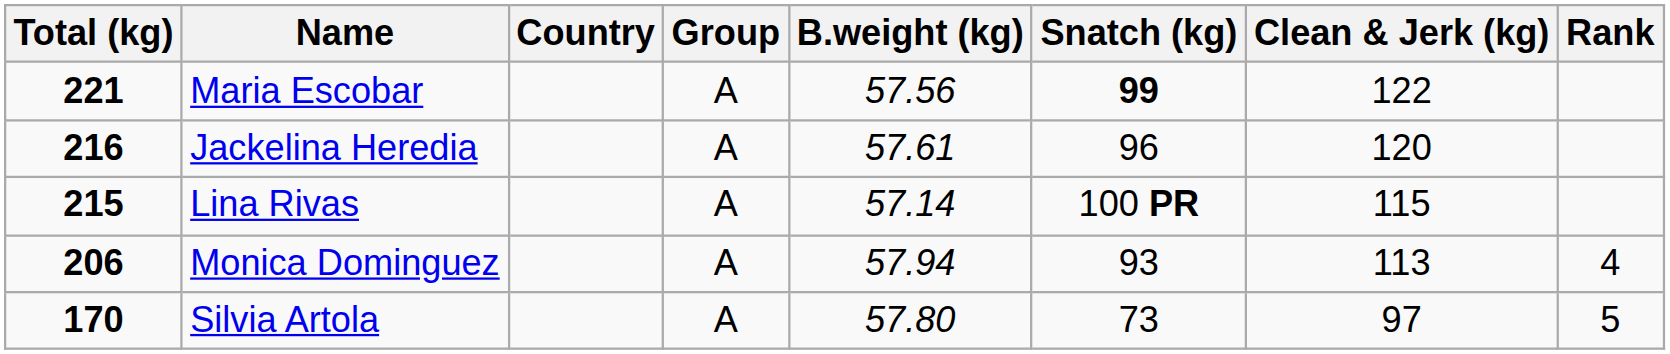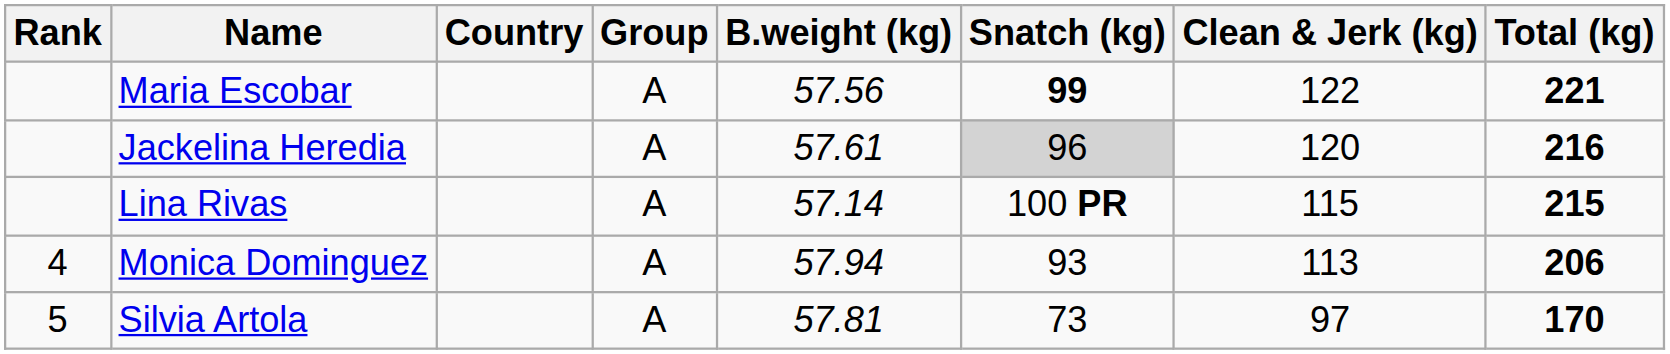columns swapped: (1610, 33) <-> (93, 33)
(1139, 147) no background -> (1067, 147) lightgrey background
(910, 319) 57.80 -> (839, 319) 57.81
